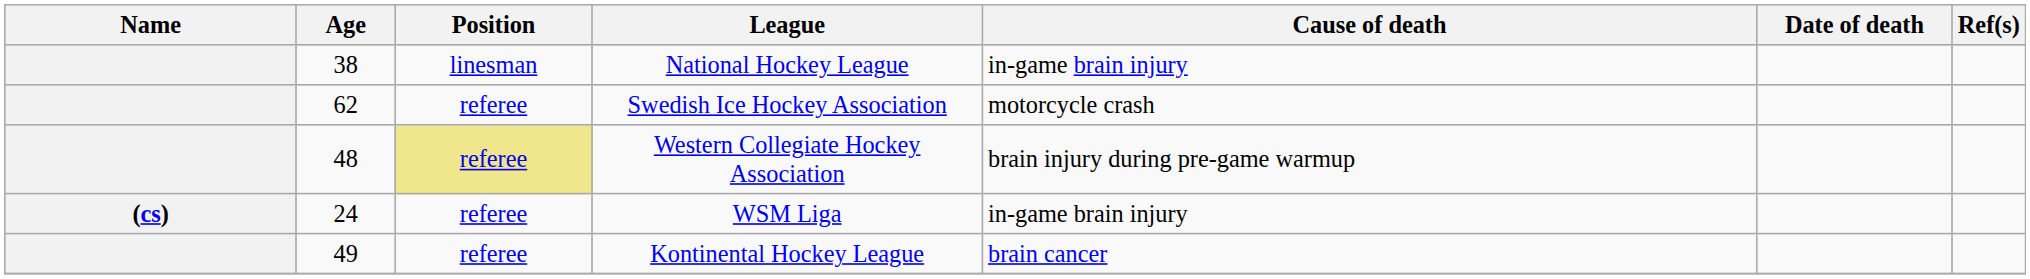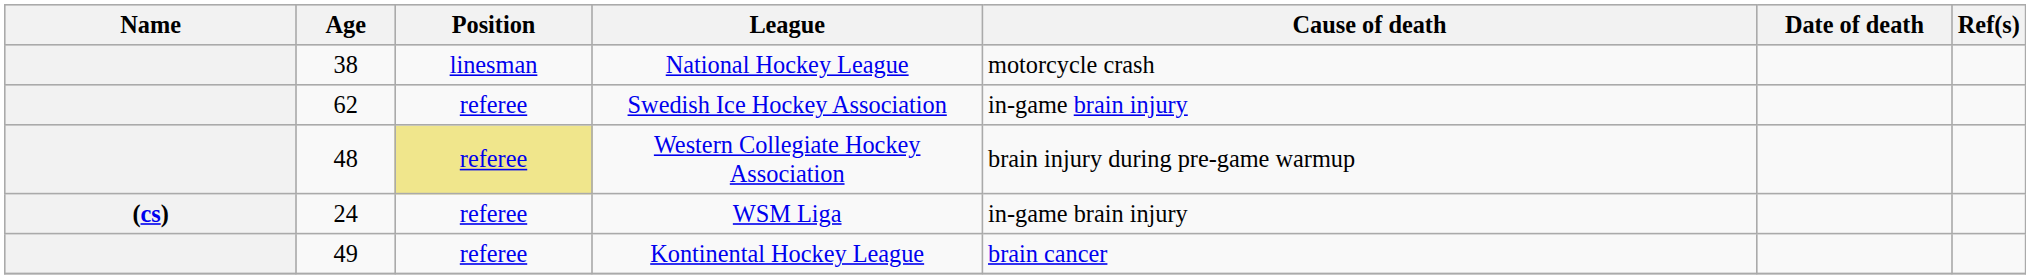(1088, 64) in-game brain injury -> (1071, 64) motorcycle crash
(1071, 104) motorcycle crash -> (1088, 104) in-game brain injury
